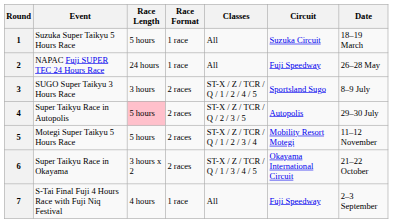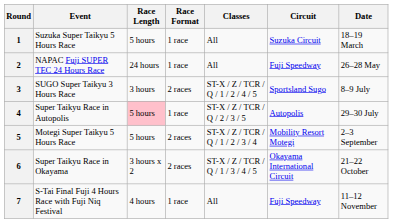(179, 113) 2 races -> (178, 113) 1 race
(359, 137) 11–12 November -> (359, 137) 2–3 September
(359, 200) 2–3 September -> (359, 200) 11–12 November
